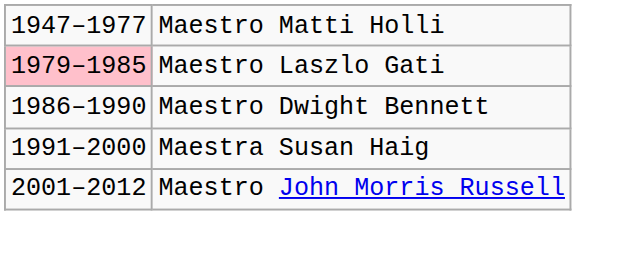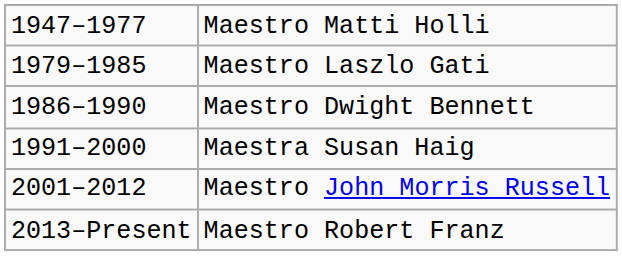(79, 66) pink background -> (79, 66) no background
+ row: (354, 230)
